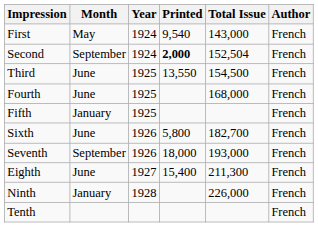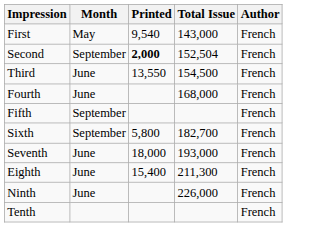- column: (144, 14)
(92, 113) January -> (99, 113) September
(84, 133) June -> (99, 133) September
(99, 152) September -> (84, 152) June
(92, 192) January -> (84, 192) June
